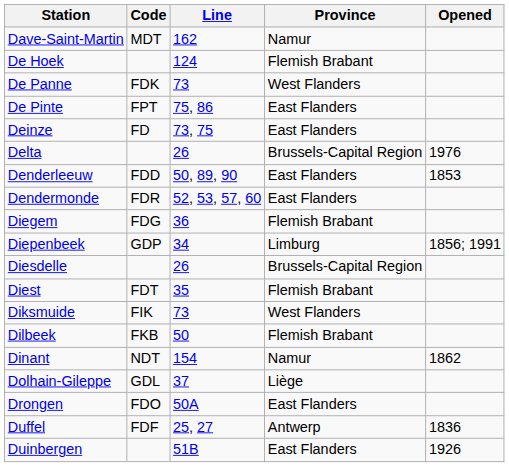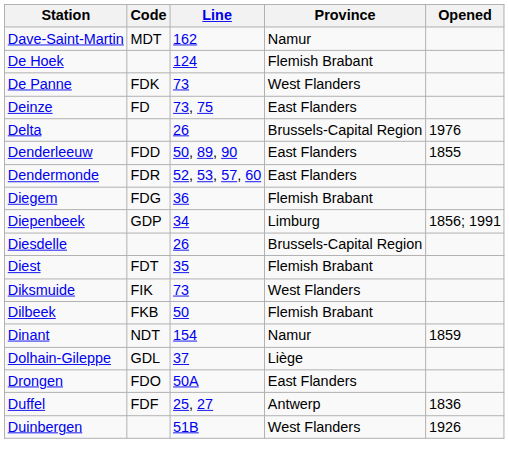- row: (35, 107)
(445, 175) 1853 -> (445, 152) 1855
(445, 358) 1862 -> (445, 335) 1859
(312, 449) East Flanders -> (314, 426) West Flanders
